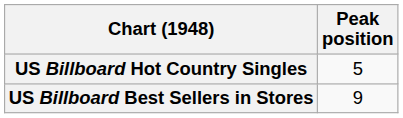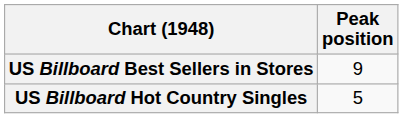rows swapped: (161, 68) <-> (161, 98)
